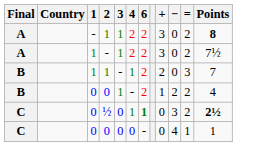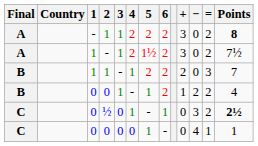+ column: (149, 14)
(144, 111) bold -> (165, 111) normal
